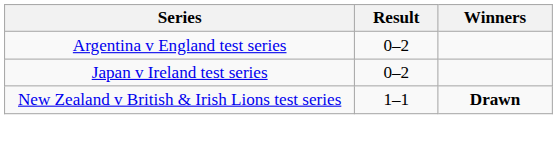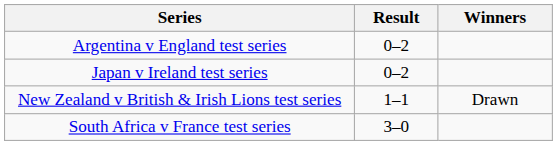(495, 99) bold -> (495, 99) normal
+ row: (180, 126)
